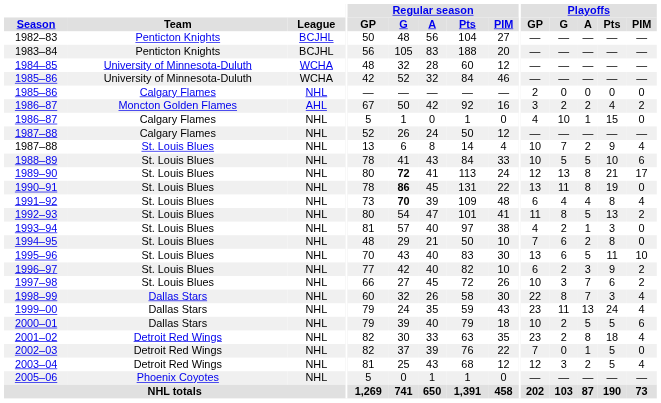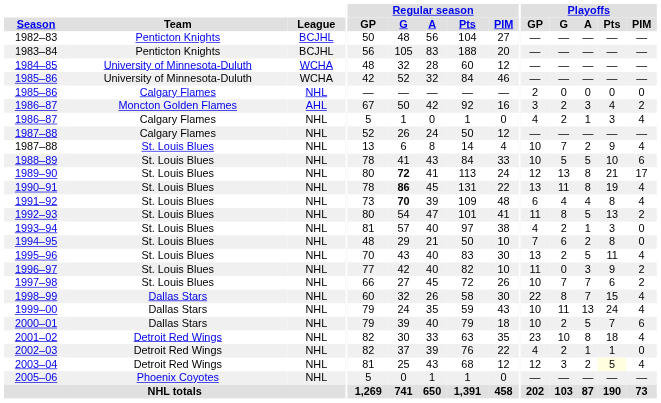(588, 106) 2 -> (588, 106) 3
(564, 119) 10 -> (564, 119) 2
(612, 119) 15 -> (612, 119) 3
(642, 119) 0 -> (642, 119) 4
(642, 187) 0 -> (642, 187) 4
(564, 255) 6 -> (564, 255) 2
(642, 255) 10 -> (642, 255) 4
(535, 269) 6 -> (535, 269) 11
(564, 269) 2 -> (564, 269) 0
(564, 282) 3 -> (564, 282) 7
(612, 296) 3 -> (612, 296) 15
(535, 310) 23 -> (535, 310) 10
(612, 323) 5 -> (612, 323) 7
(564, 337) 2 -> (564, 337) 10
(535, 350) 7 -> (535, 350) 4
(564, 350) 0 -> (564, 350) 2
(612, 350) 5 -> (612, 350) 1
(612, 364) no background -> (612, 364) lightyellow background
